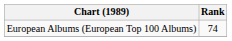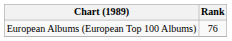(213, 28) 74 -> (213, 28) 76
